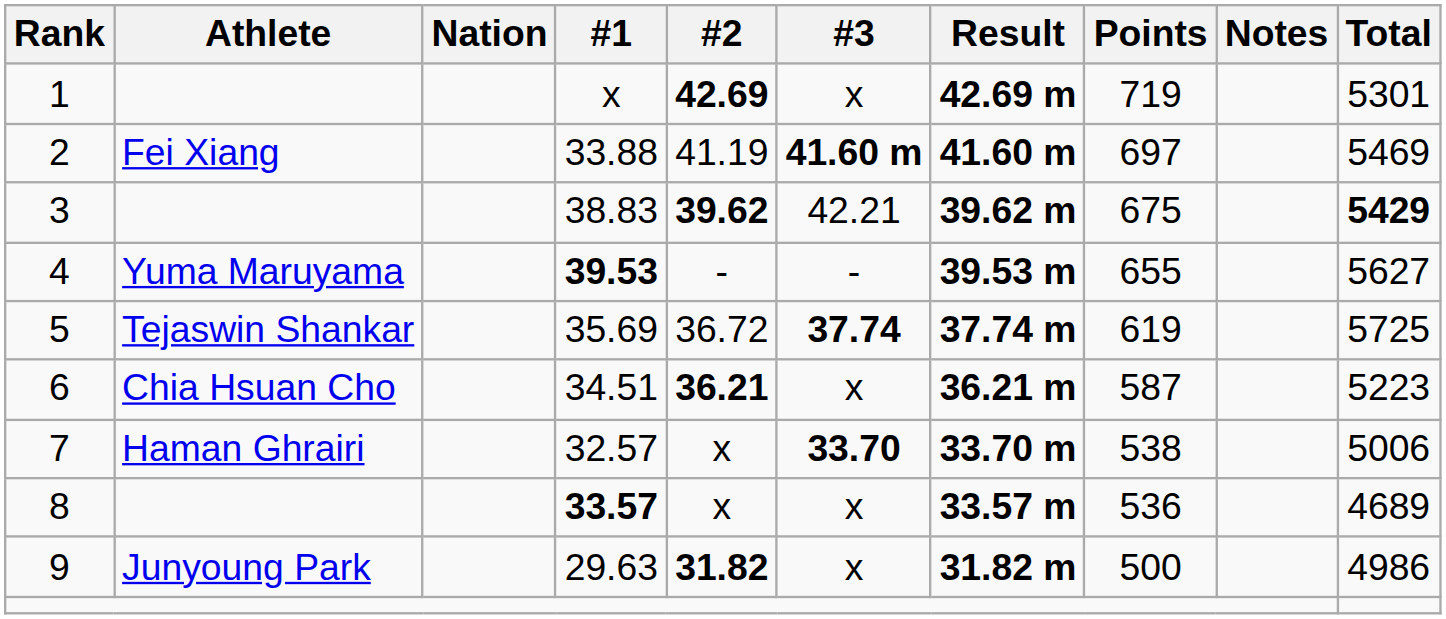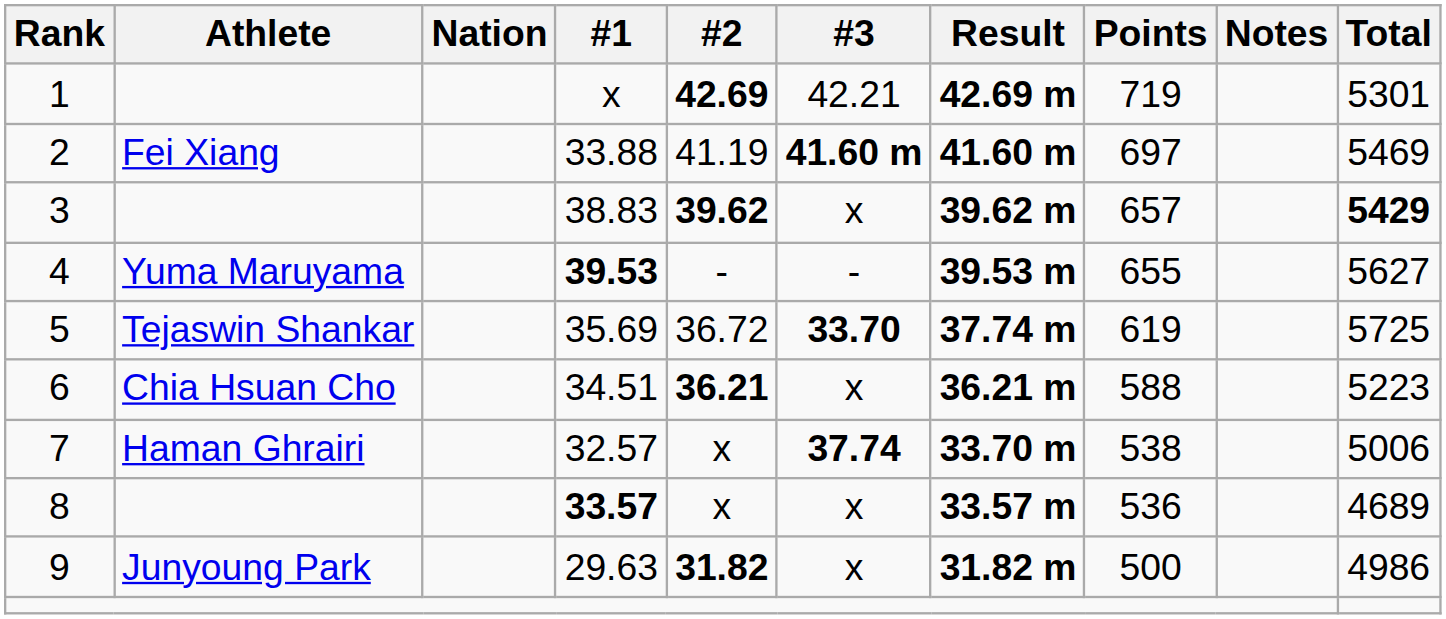(854, 93) x -> (854, 93) 42.21
(854, 211) 42.21 -> (854, 211) x
(1151, 211) 675 -> (1151, 211) 657
(854, 329) 37.74 -> (854, 329) 33.70
(1151, 388) 587 -> (1151, 388) 588
(854, 447) 33.70 -> (854, 447) 37.74
